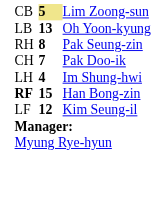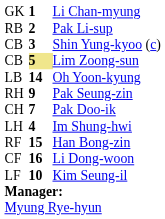+ row: (96, 12)
+ row: (83, 28)
+ row: (107, 44)
(45, 28) 13 -> (35, 77) 14
(42, 44) 8 -> (32, 93) 9
(24, 93) bold -> (13, 142) normal
+ row: (93, 159)
(45, 110) 12 -> (35, 175) 10
